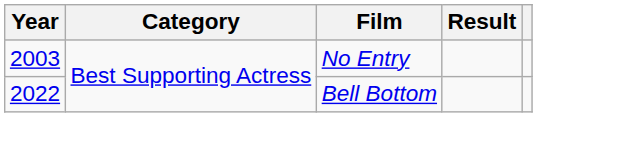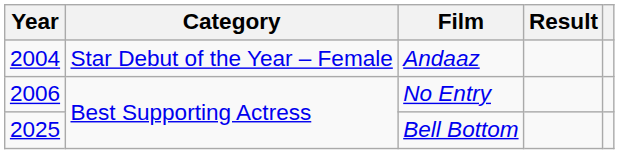+ row: (441, 58)
(35, 58) 2003 -> (35, 93) 2006
(35, 93) 2022 -> (35, 129) 2025
